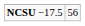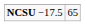(73, 12) 56 -> (73, 12) 65
